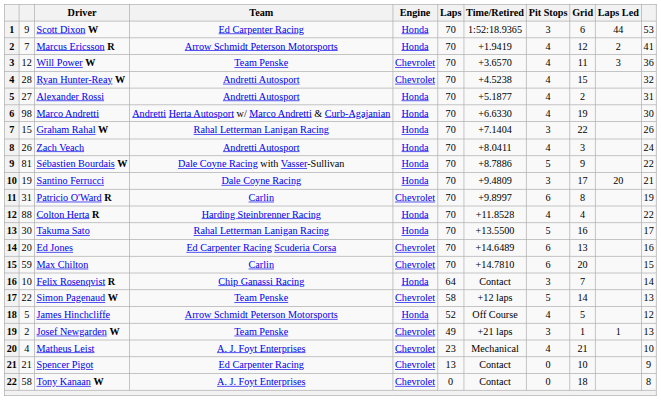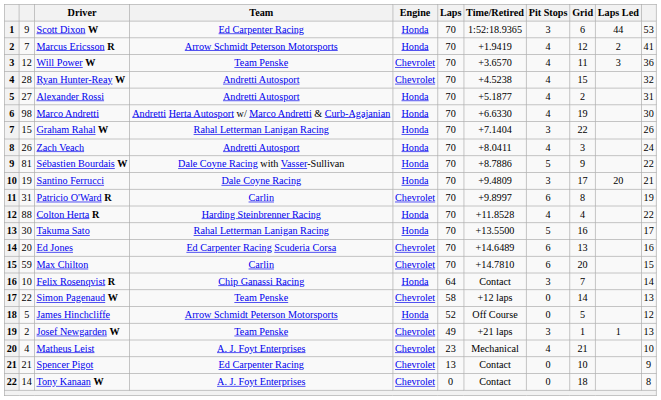(548, 298) 5 -> (548, 298) 0
(548, 315) 4 -> (548, 315) 0
(27, 382) 58 -> (27, 382) 14
